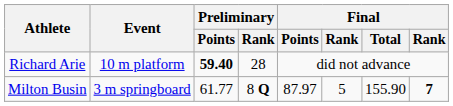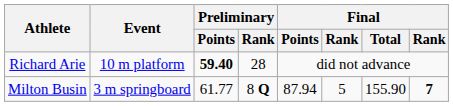(300, 89) 87.97 -> (300, 89) 87.94
